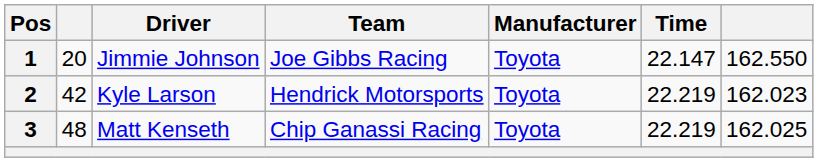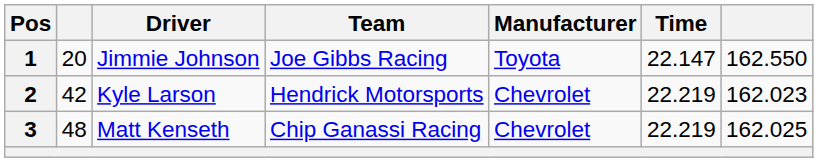(527, 94) Toyota -> (542, 94) Chevrolet
(527, 130) Toyota -> (542, 130) Chevrolet
